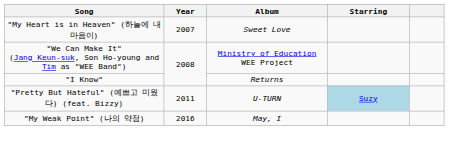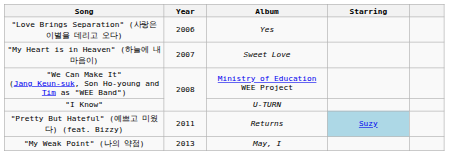+ row: (84, 29)
(267, 79) Returns -> (267, 105) U-TURN
(267, 98) U-TURN -> (267, 124) Returns
(185, 118) 2016 -> (185, 144) 2013
